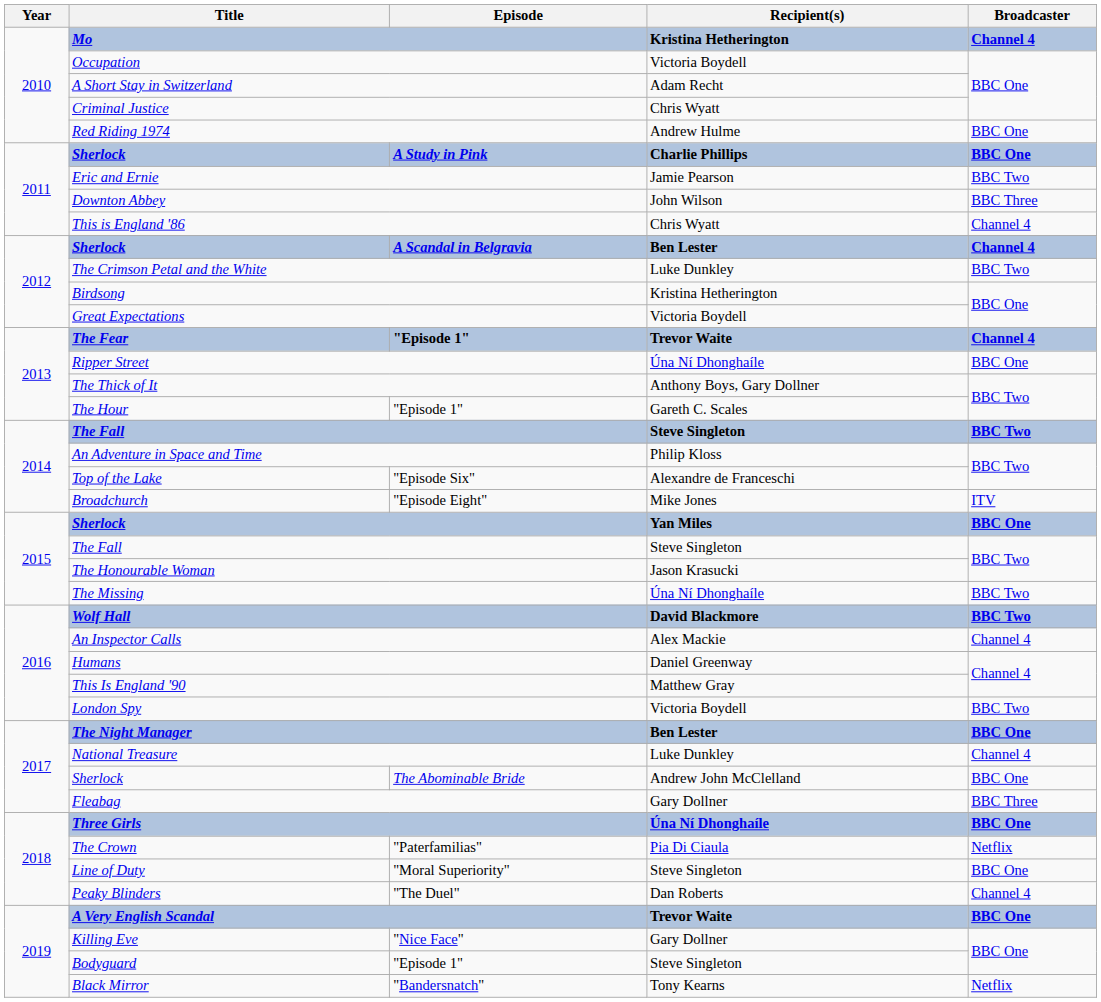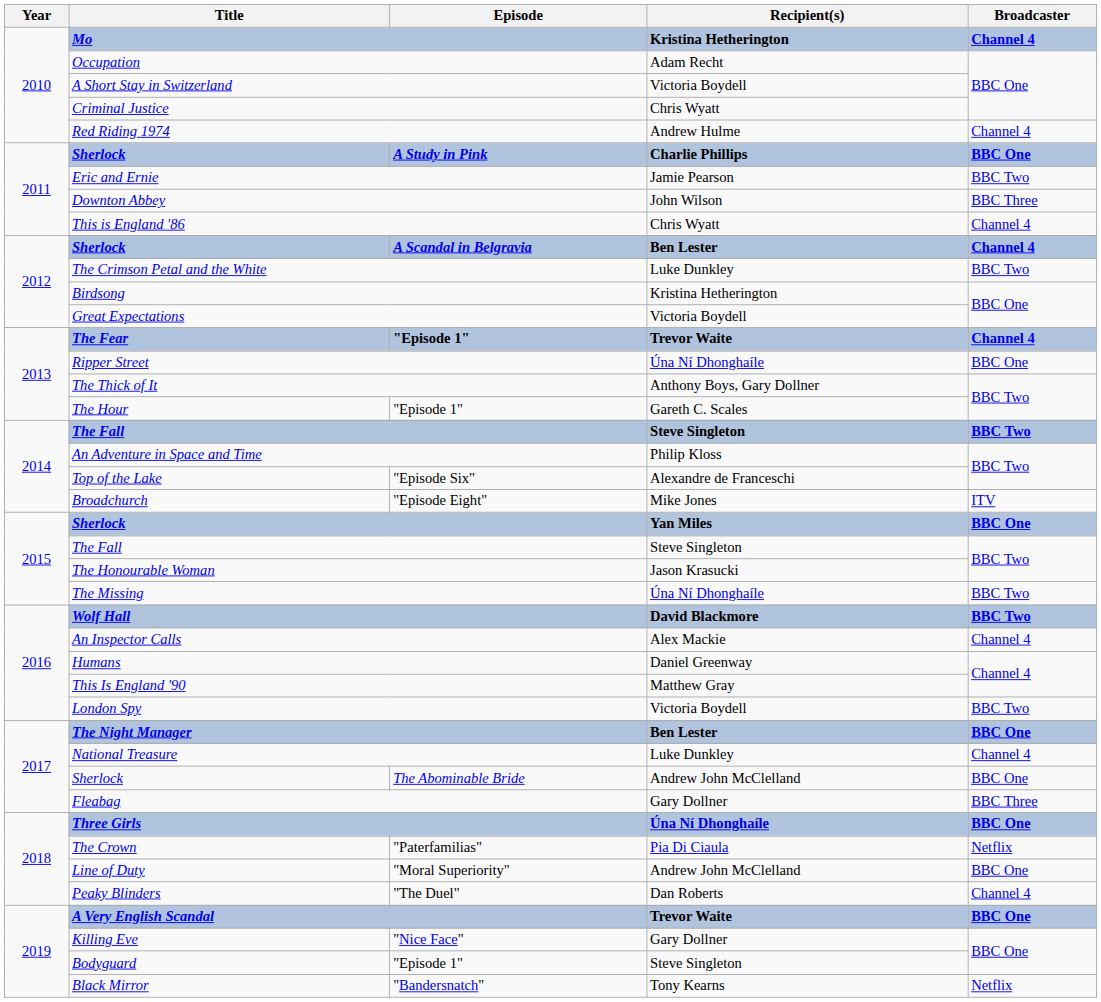(698, 62) Victoria Boydell -> (687, 62) Adam Recht
(687, 85) Adam Recht -> (698, 85) Victoria Boydell
(1000, 131) BBC One -> (1001, 131) Channel 4
(696, 870) Steve Singleton -> (725, 870) Andrew John McClelland
